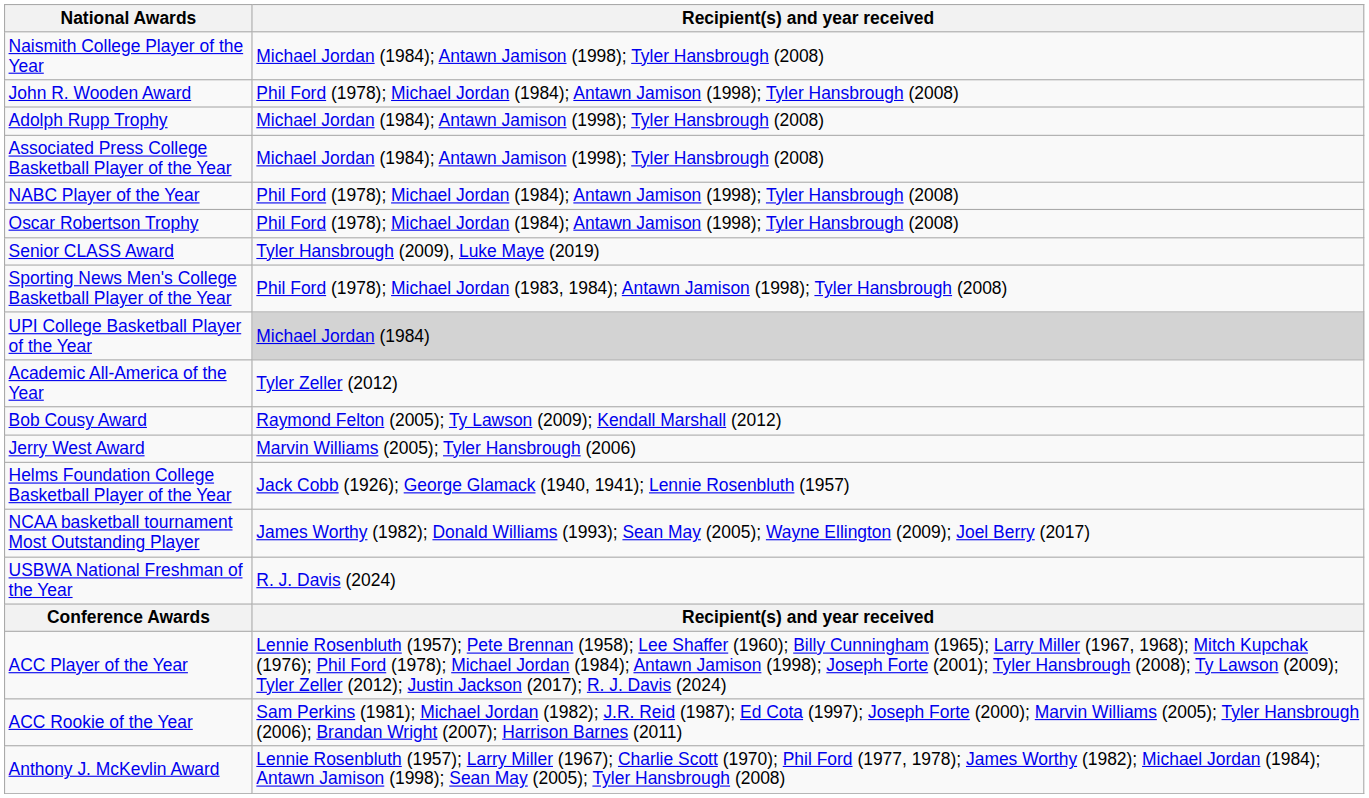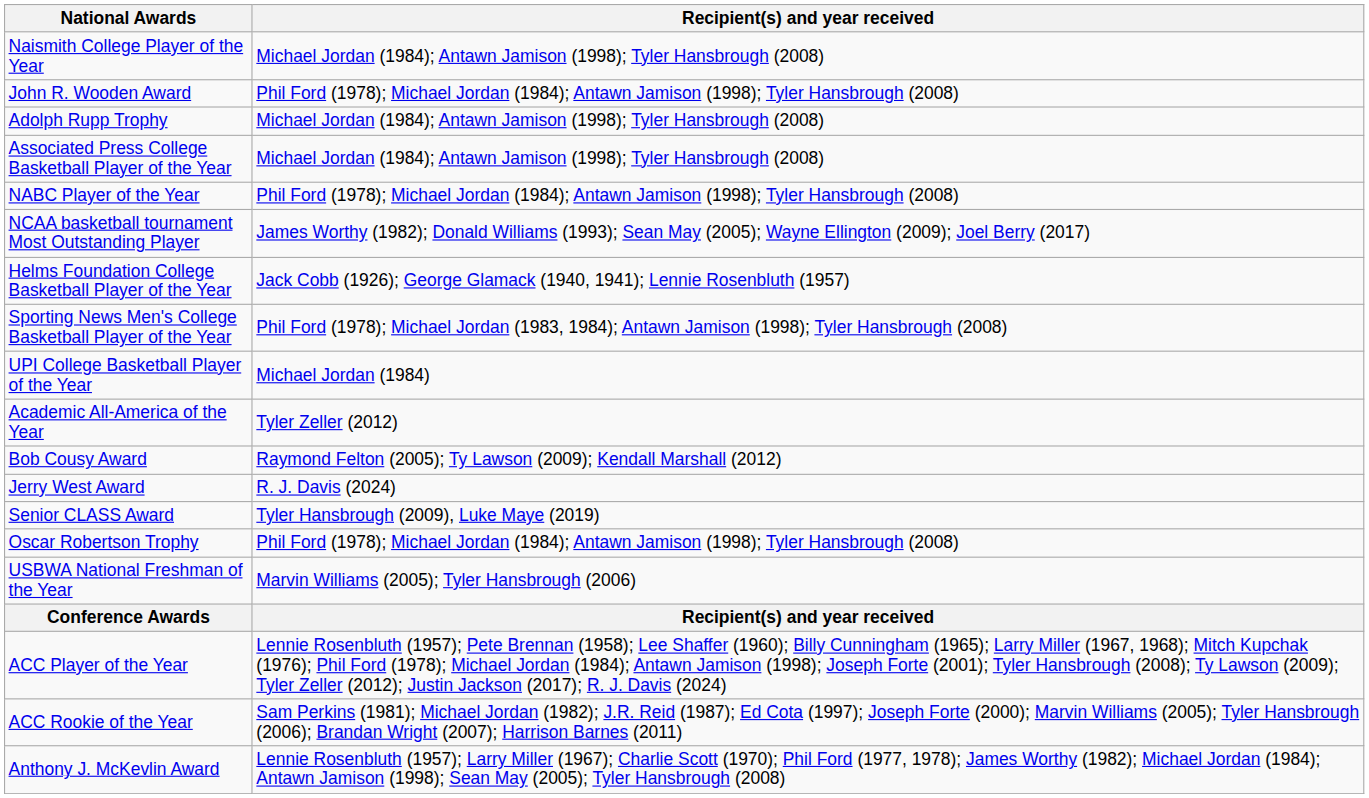rows swapped: (104, 223) <-> (121, 533)
rows swapped: (120, 485) <-> (91, 251)
(343, 335) lightgrey background -> (343, 375) no background
(446, 448) Marvin Williams (2005); Tyler Hansbrough (2006) -> (326, 487) R. J. Davis (2024)
(326, 580) R. J. Davis (2024) -> (446, 580) Marvin Williams (2005); Tyler Hansbrough (2006)
